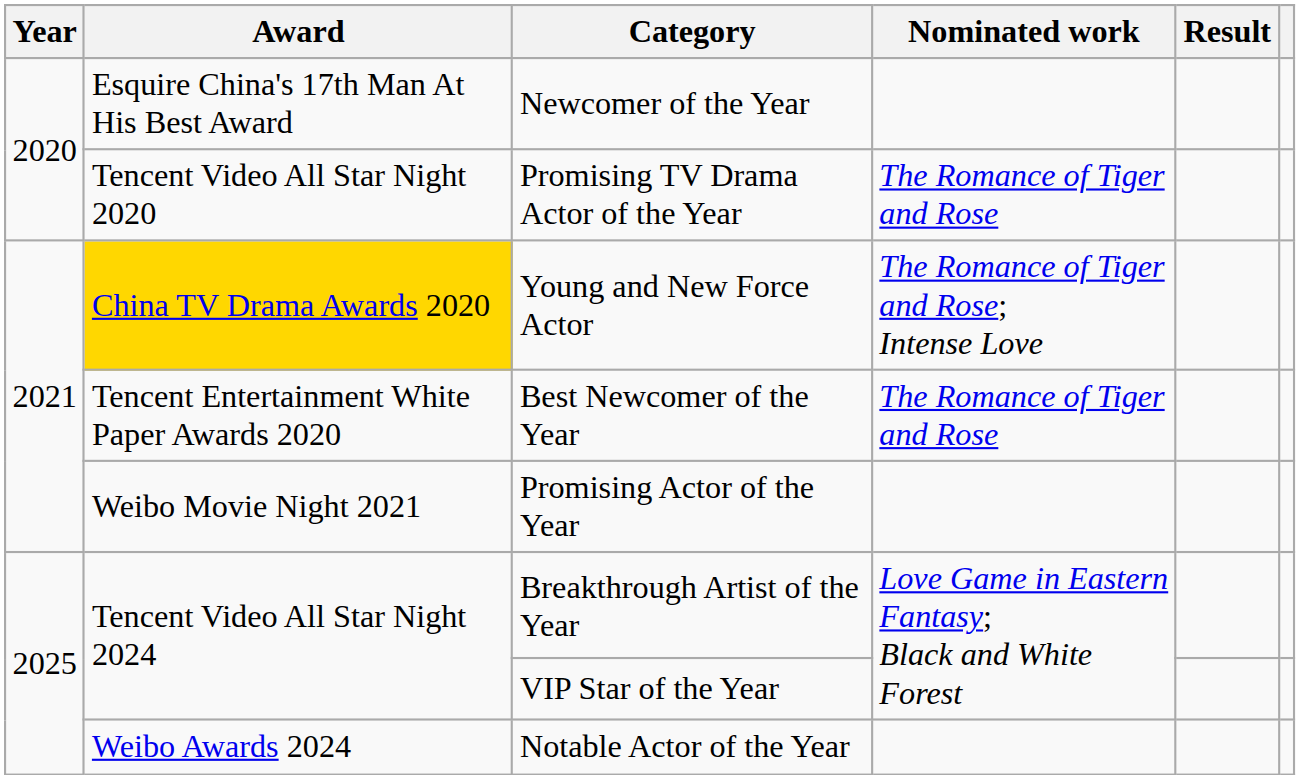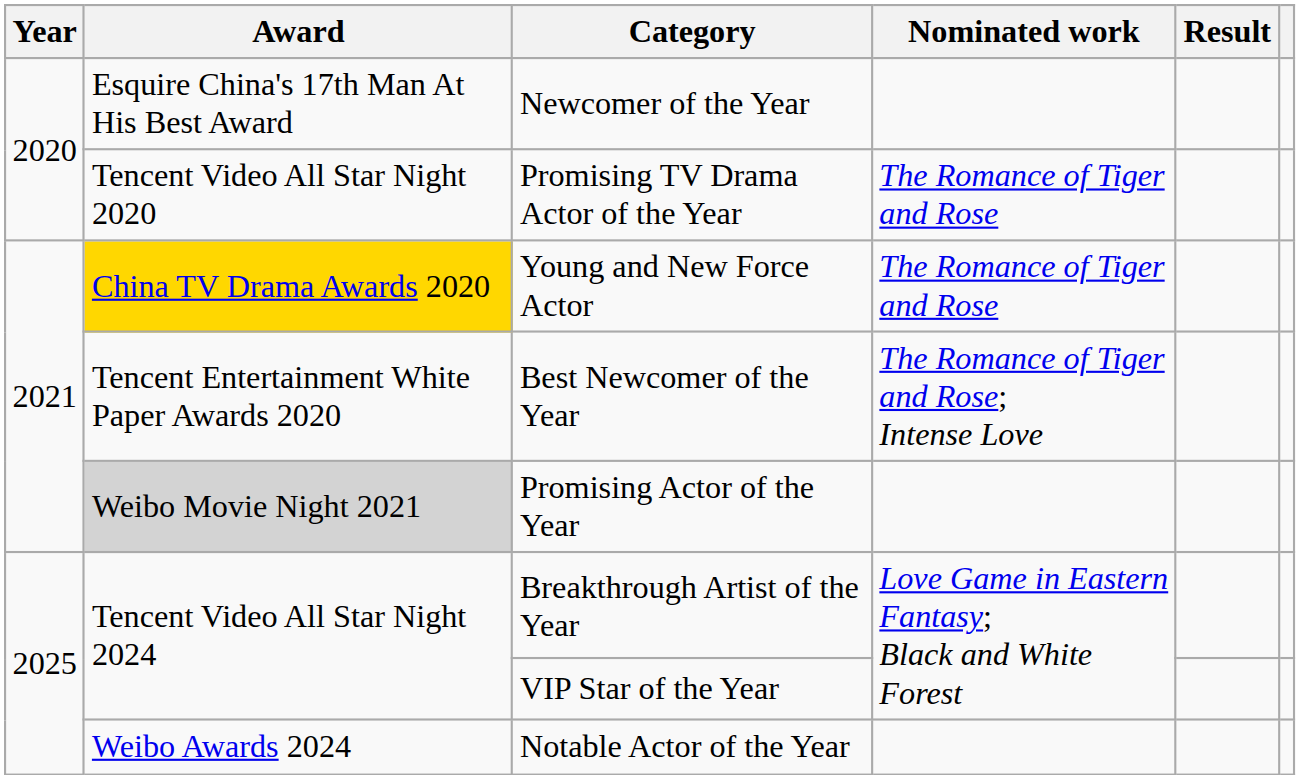(1022, 305) The Romance of Tiger and Rose; Intense Love -> (1022, 286) The Romance of Tiger and Rose
(1022, 415) The Romance of Tiger and Rose -> (1022, 396) The Romance of Tiger and Rose; Intense Love
(257, 506) no background -> (257, 506) lightgrey background
